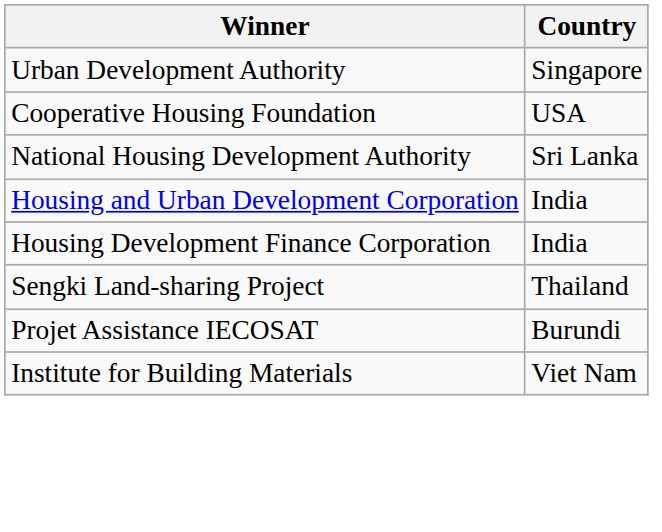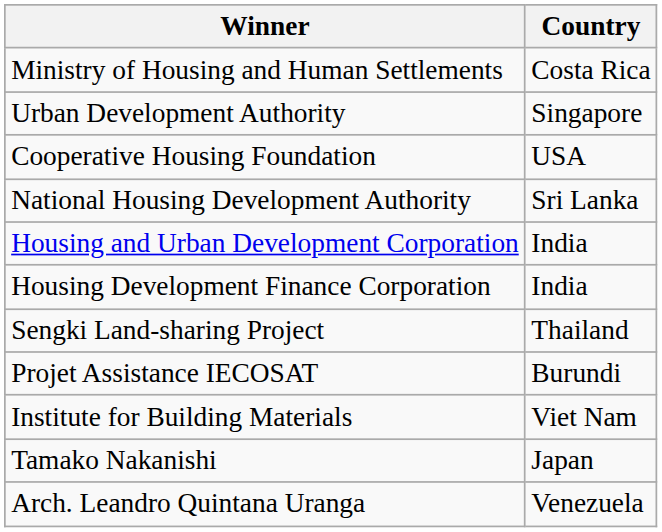+ row: (257, 69)
+ row: (114, 460)
+ row: (188, 503)
